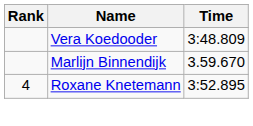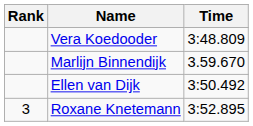+ row: (95, 86)
(26, 86) 4 -> (26, 109) 3
